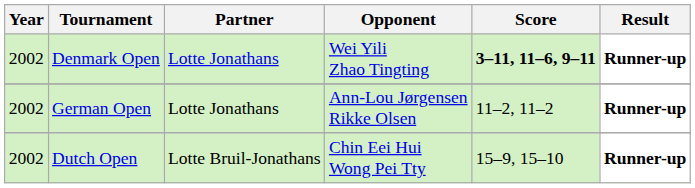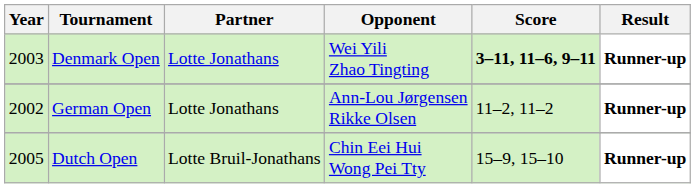(26, 58) 2002 -> (26, 58) 2003
(26, 158) 2002 -> (26, 158) 2005
